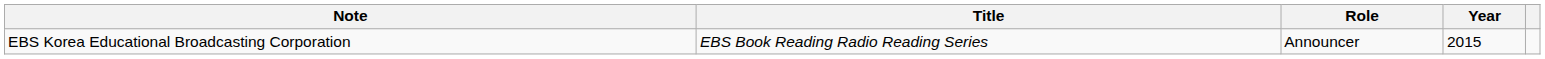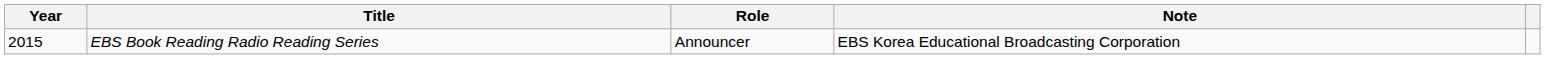columns swapped: (1485, 16) <-> (350, 16)
